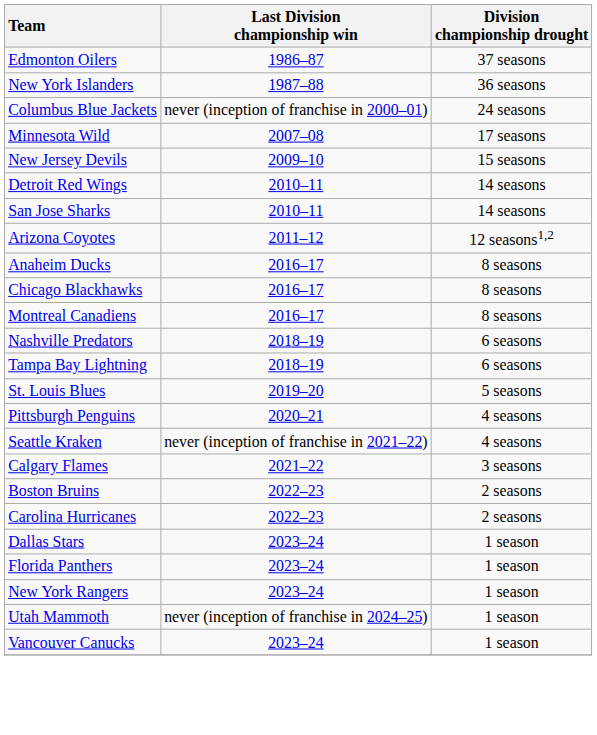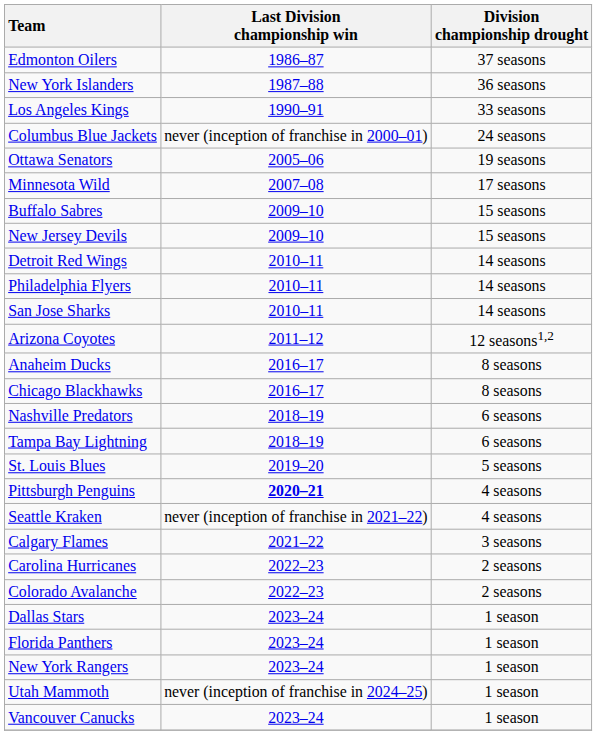+ row: (68, 110)
+ row: (60, 160)
+ row: (55, 210)
+ row: (70, 286)
- row: (72, 315)
(296, 415) normal -> (296, 491) bold
- row: (54, 491)
+ row: (72, 591)
